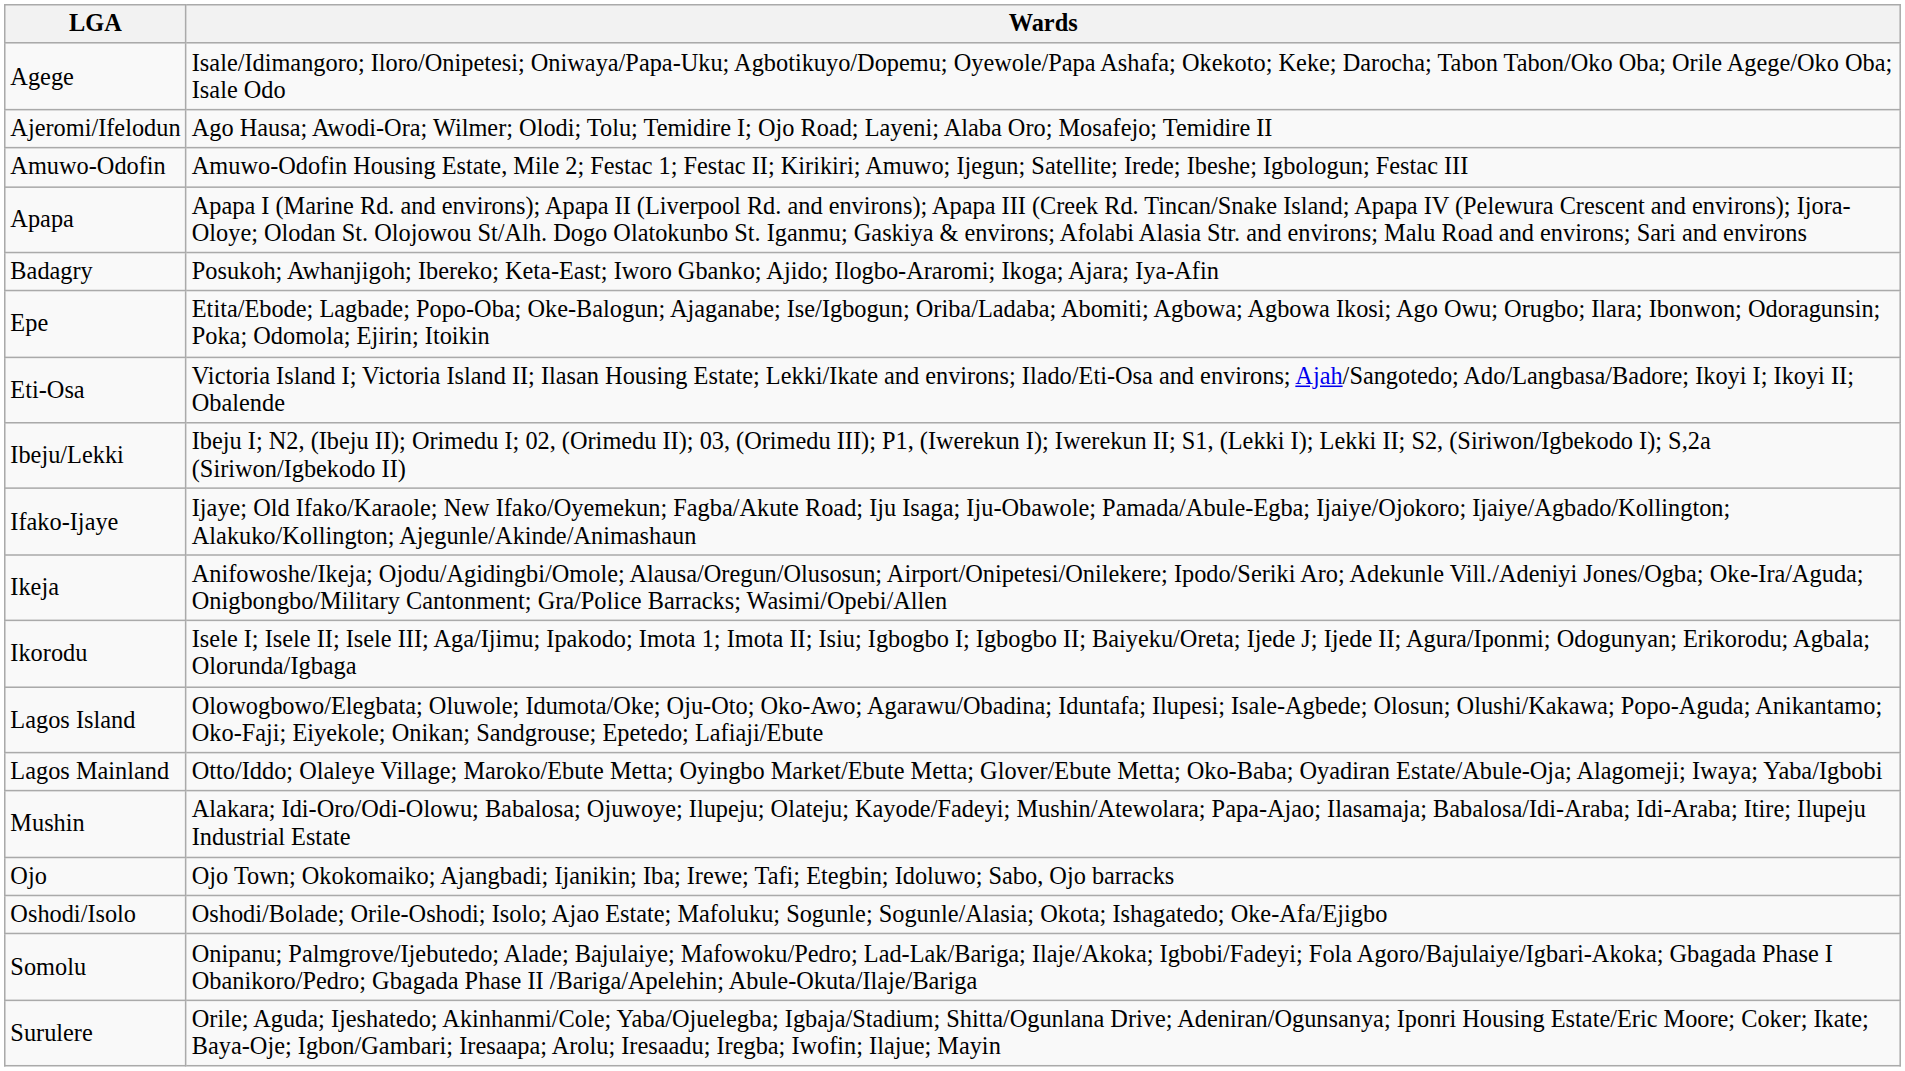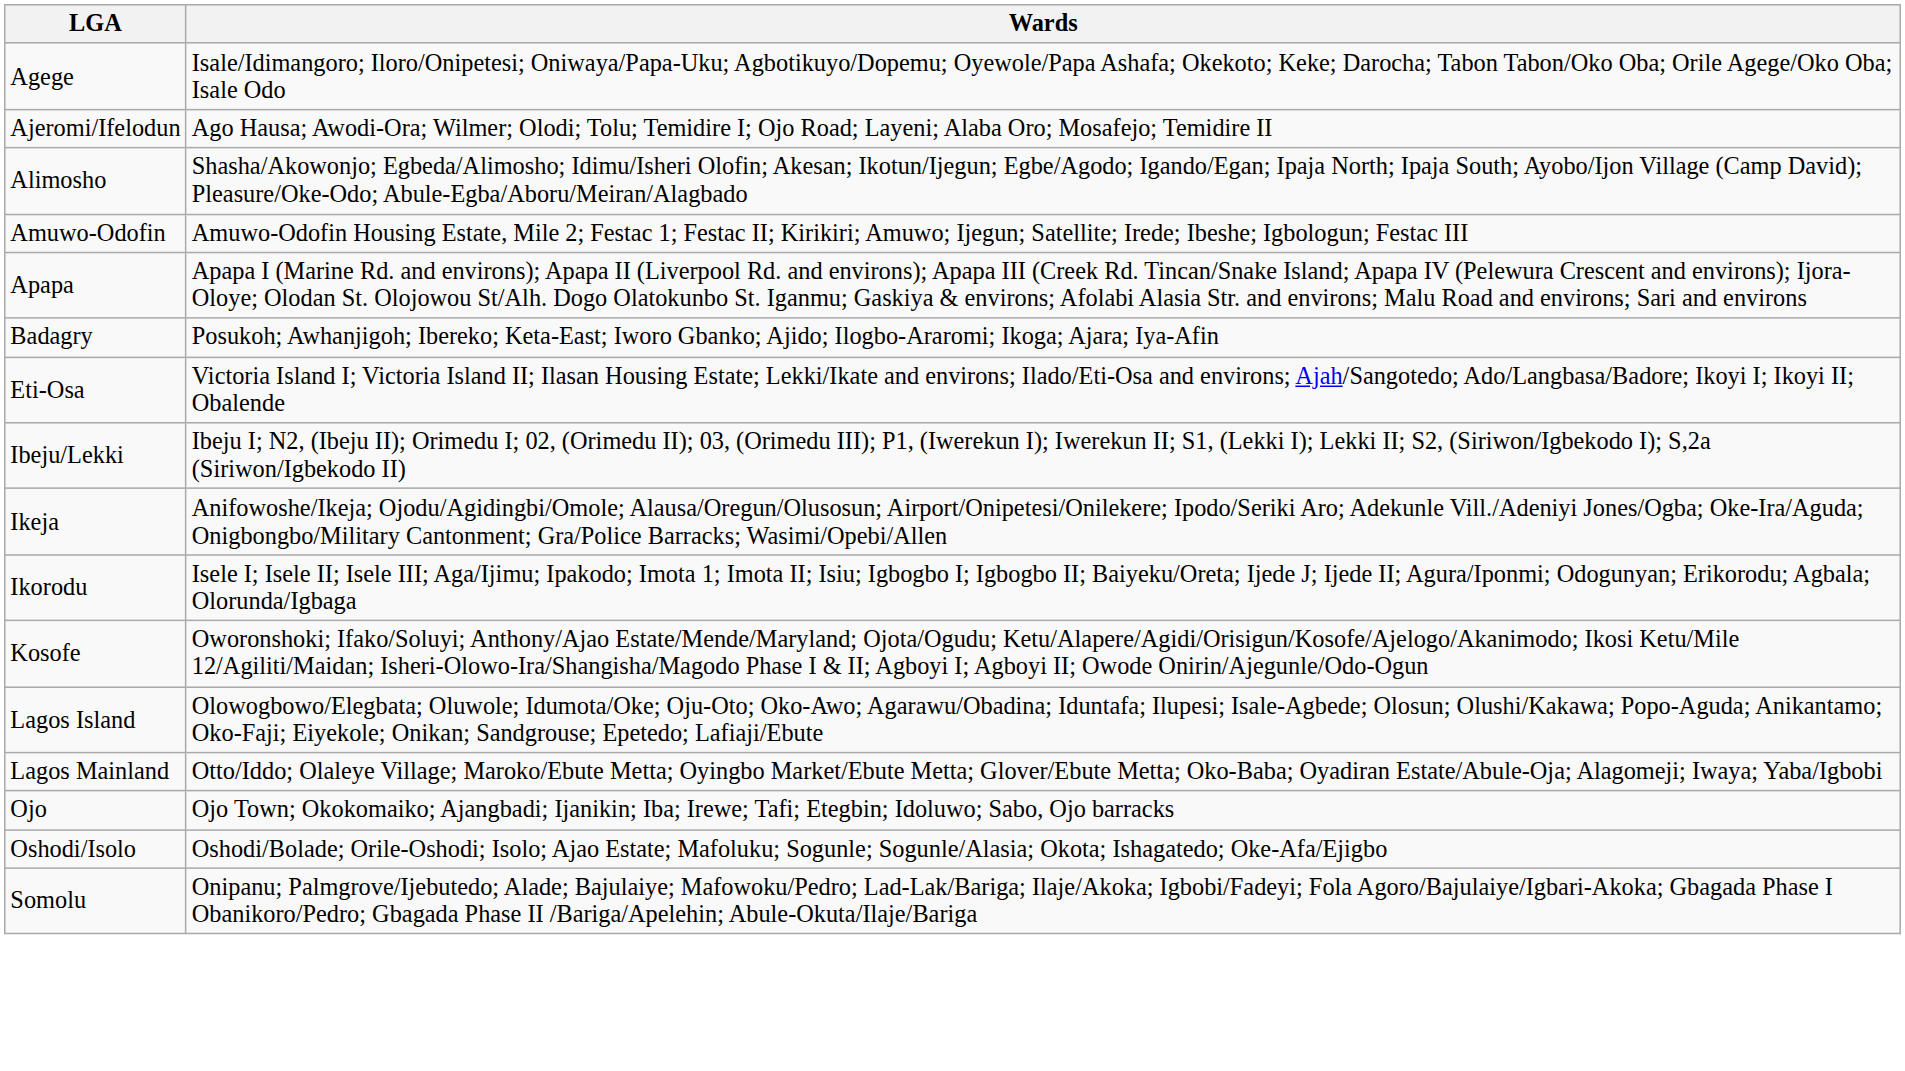+ row: (58, 180)
- row: (29, 323)
- row: (64, 521)
+ row: (45, 653)
- row: (48, 823)
- row: (52, 1032)
